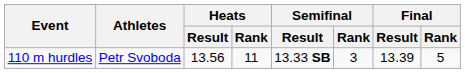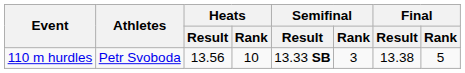(251, 58) 11 -> (251, 58) 10
(397, 58) 13.39 -> (397, 58) 13.38
